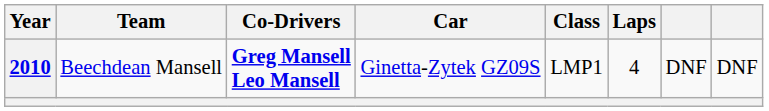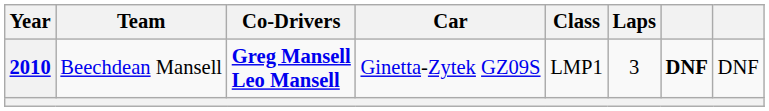(634, 67) 4 -> (634, 67) 3
(686, 67) normal -> (687, 67) bold
